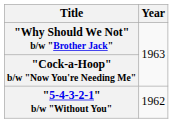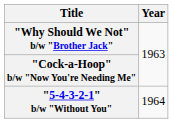(153, 102) 1962 -> (153, 102) 1964
